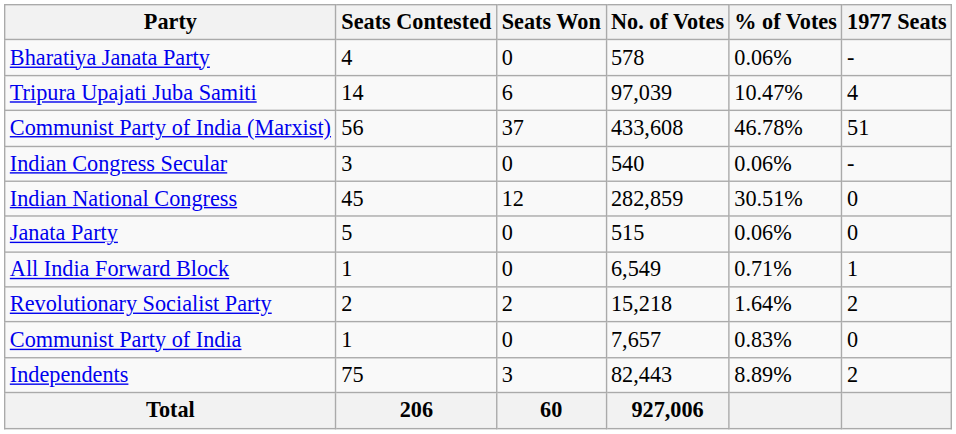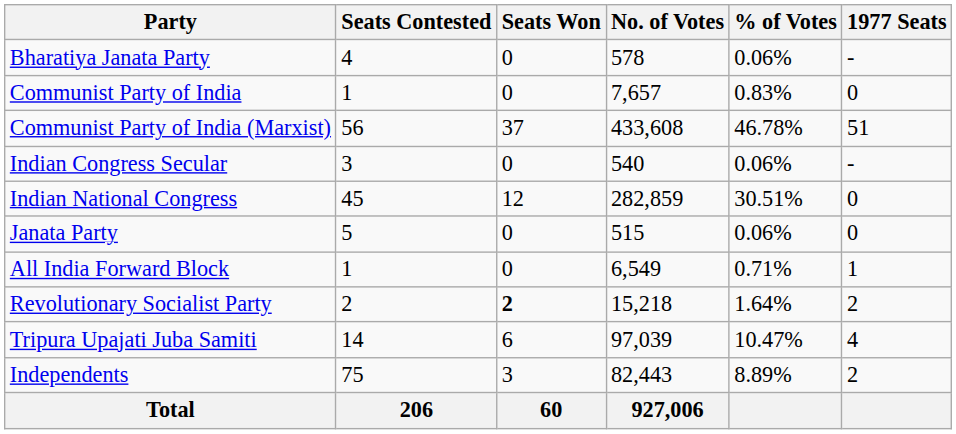rows swapped: (126, 339) <-> (133, 92)
(507, 304) normal -> (507, 304) bold
